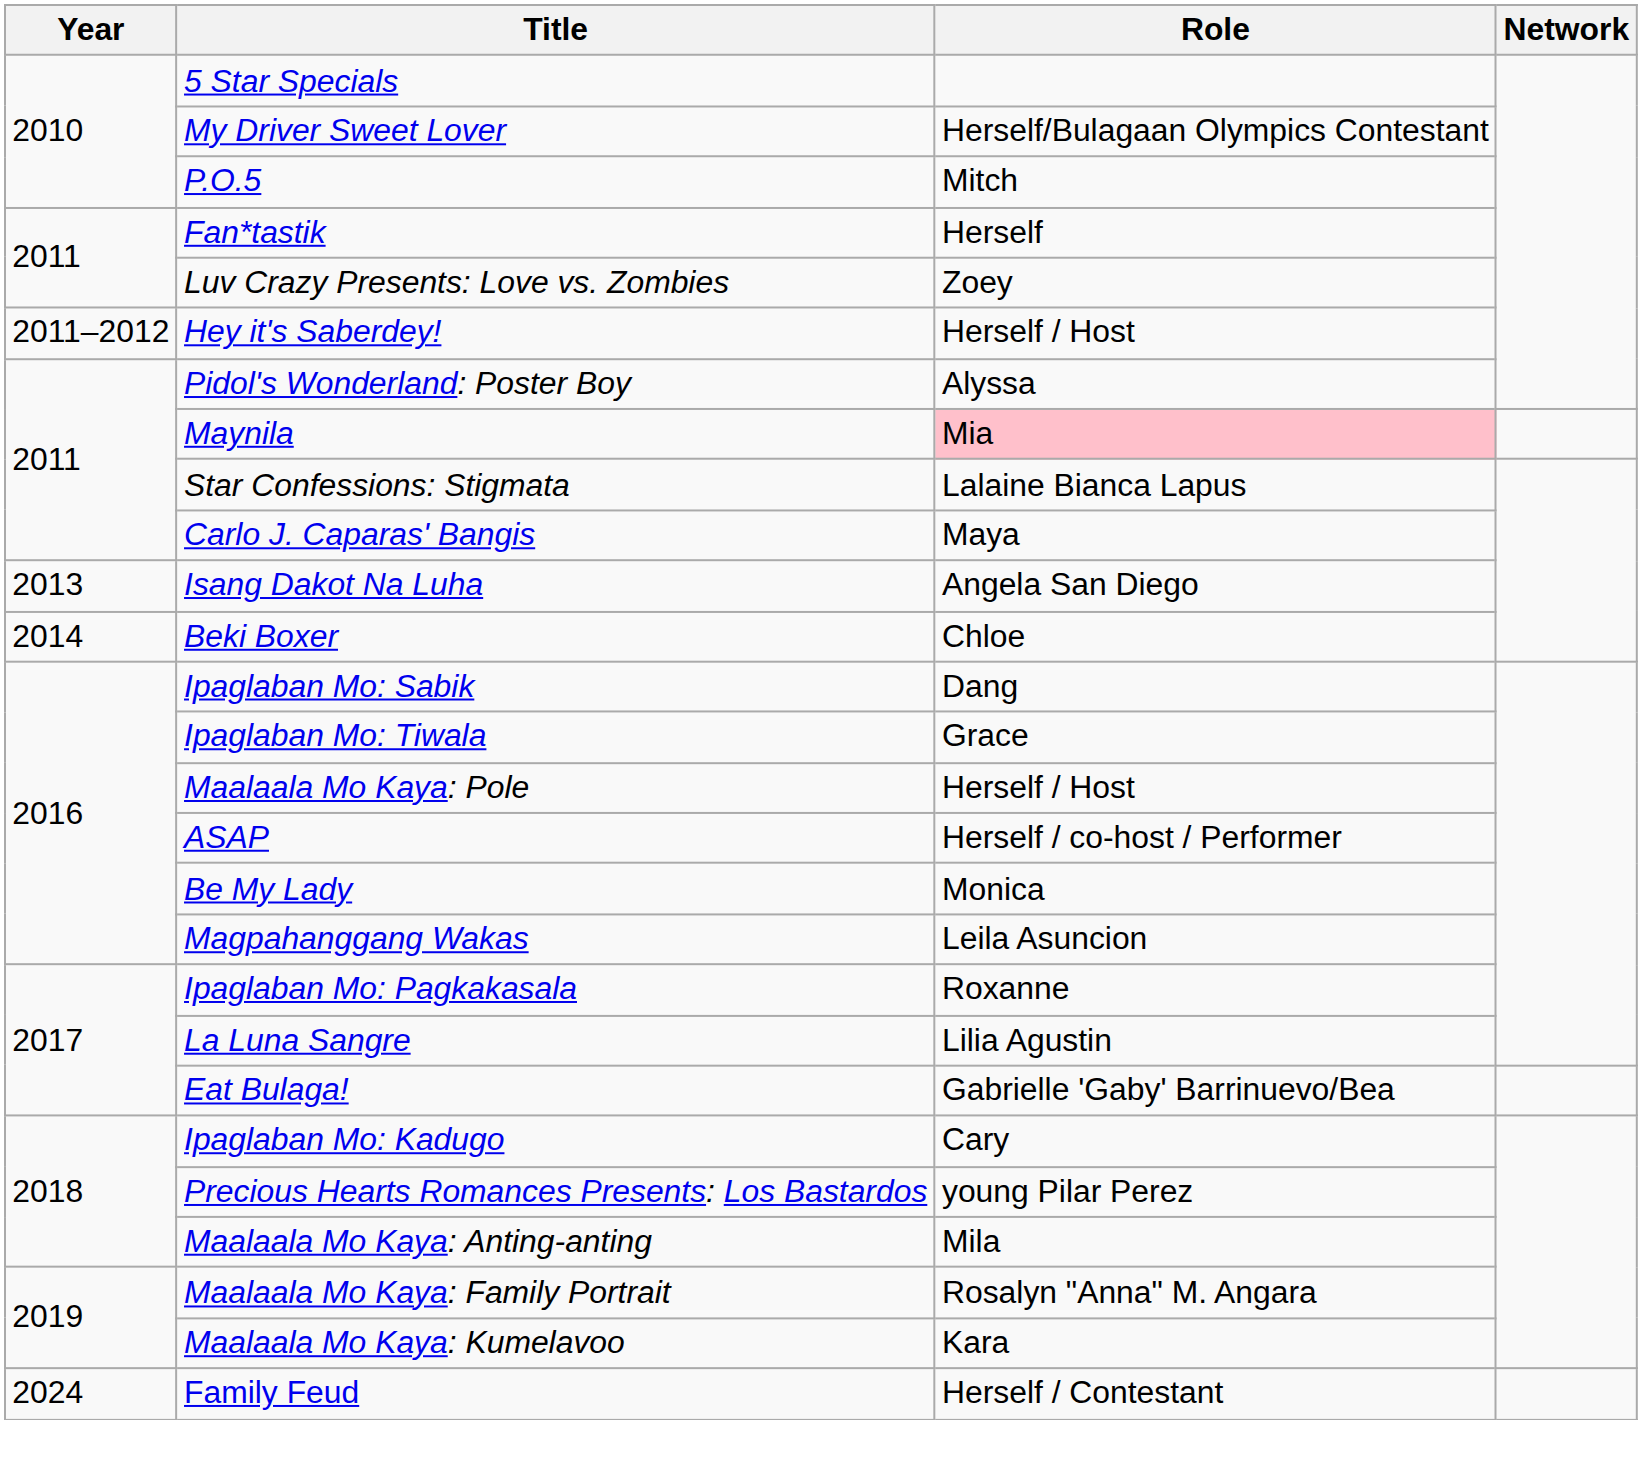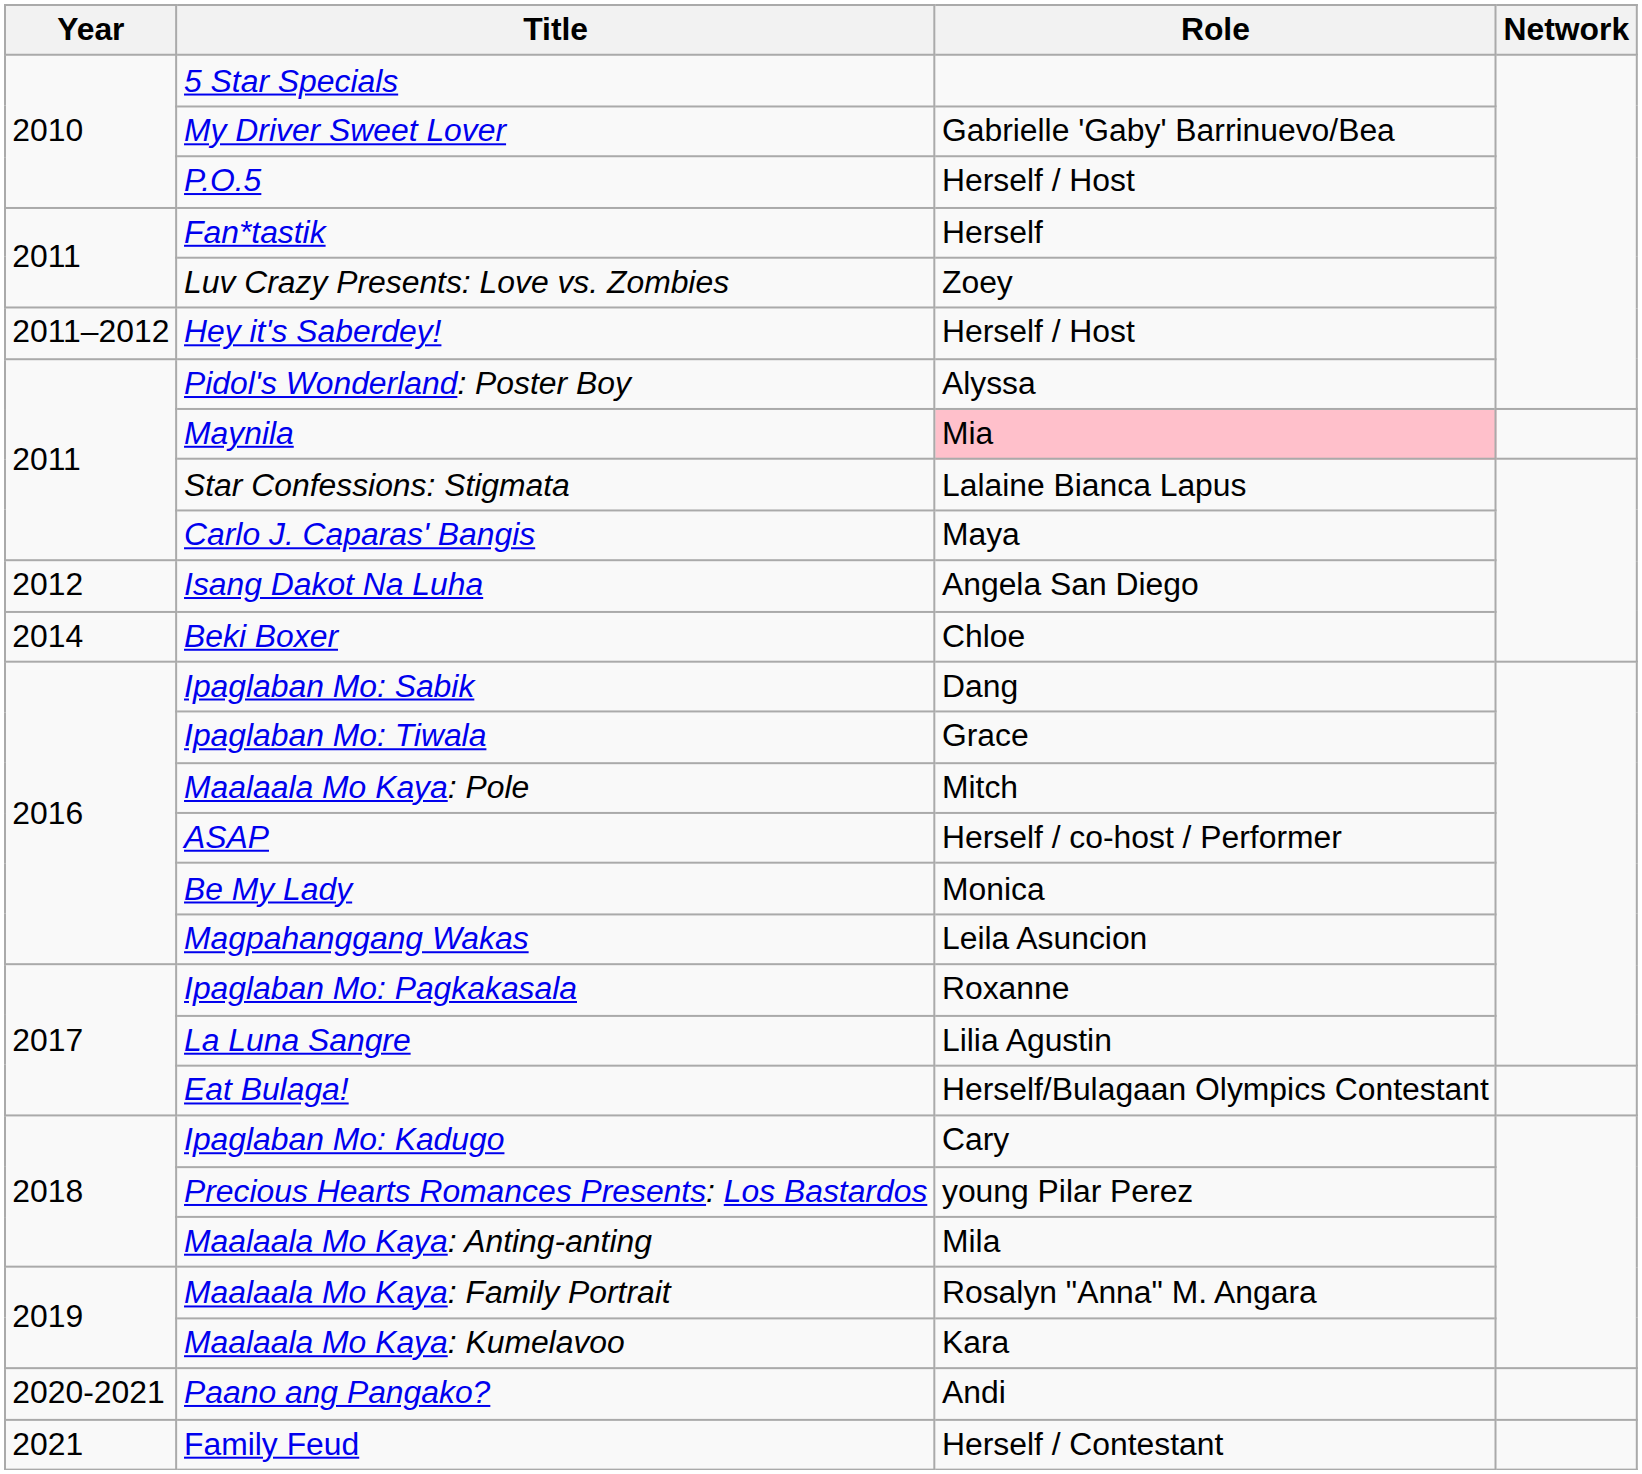(1215, 130) Herself/Bulagaan Olympics Contestant -> (1168, 130) Gabrielle 'Gaby' Barrinuevo/Bea
(980, 181) Mitch -> (1038, 181) Herself / Host
(48, 585) 2013 -> (48, 585) 2012
(1038, 787) Herself / Host -> (980, 787) Mitch
(1168, 1090) Gabrielle 'Gaby' Barrinuevo/Bea -> (1215, 1090) Herself/Bulagaan Olympics Contestant
+ row: (337, 1393)
(48, 1393) 2024 -> (48, 1443) 2021
